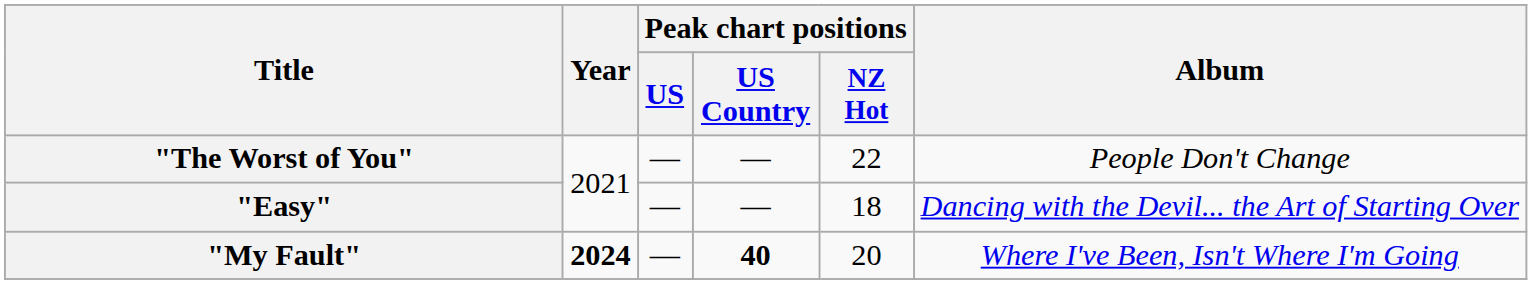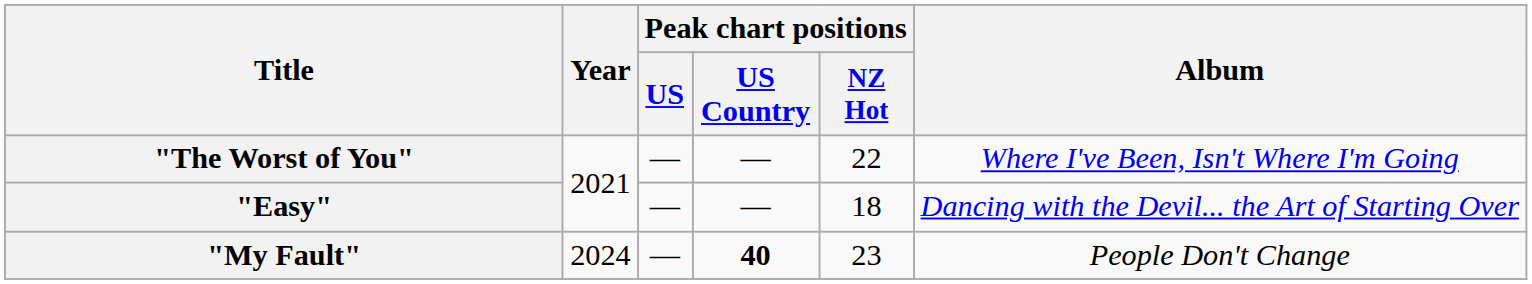(1220, 158) People Don't Change -> (1220, 158) Where I've Been, Isn't Where I'm Going
(600, 254) bold -> (600, 254) normal
(866, 254) 20 -> (866, 254) 23
(1220, 254) Where I've Been, Isn't Where I'm Going -> (1220, 254) People Don't Change
